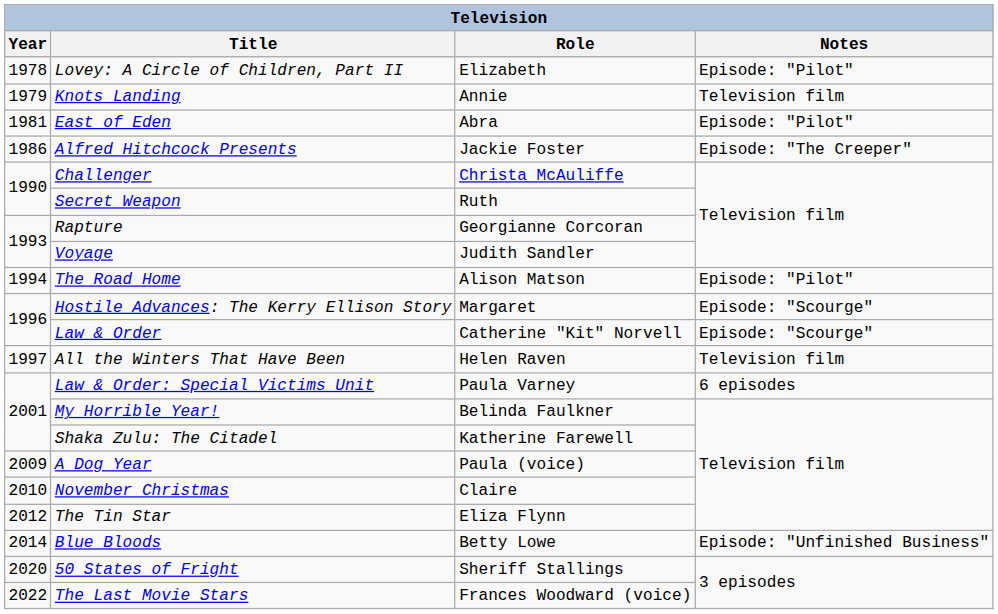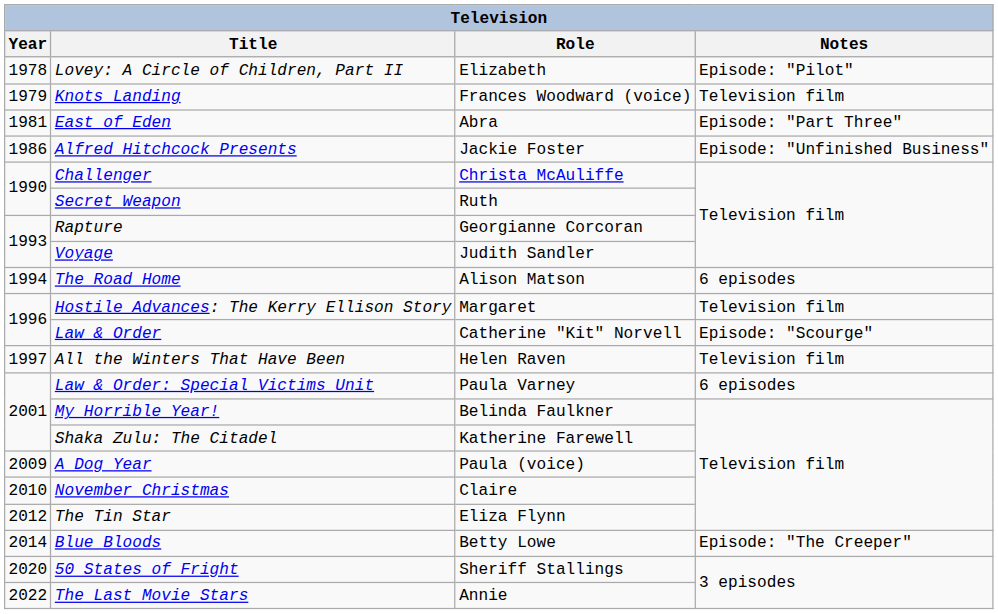(483, 97) Annie -> (575, 97) Frances Woodward (voice)
(776, 123) Episode: "Pilot" -> (801, 123) Episode: "Part Three"
(805, 149) Episode: "The Creeper" -> (844, 149) Episode: "Unfinished Business"
(776, 280) Episode: "Pilot" -> (747, 280) 6 episodes
(786, 307) Episode: "Scourge" -> (772, 307) Television film
(844, 543) Episode: "Unfinished Business" -> (805, 543) Episode: "The Creeper"
(575, 596) Frances Woodward (voice) -> (483, 596) Annie
